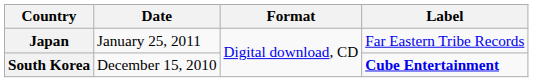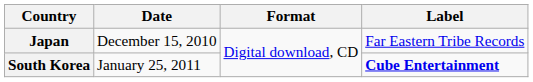(149, 40) January 25, 2011 -> (157, 40) December 15, 2010
(157, 64) December 15, 2010 -> (149, 64) January 25, 2011
